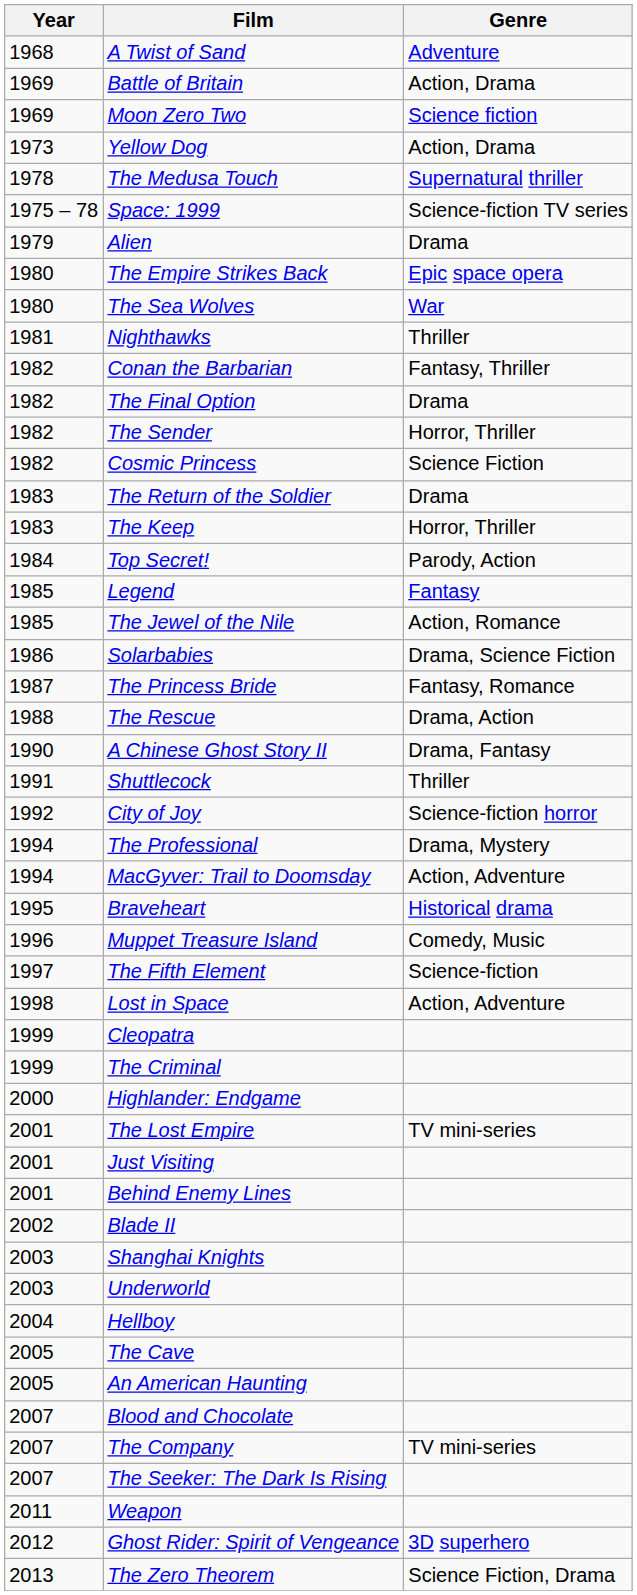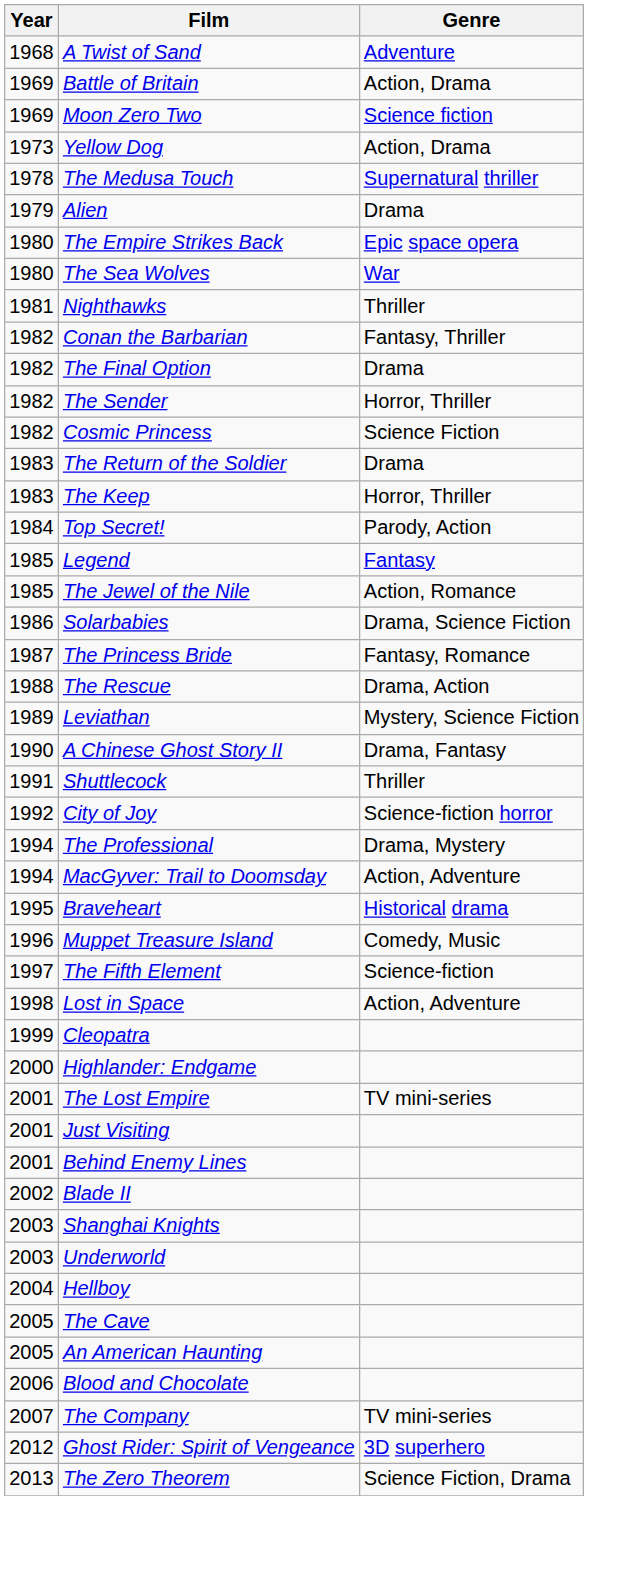- row: (164, 210)
+ row: (106, 718)
- row: (164, 1067)
(31, 1415) 2007 -> (31, 1384) 2006
- row: (247, 1479)
- row: (145, 1511)
